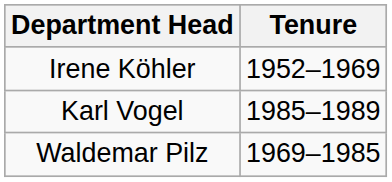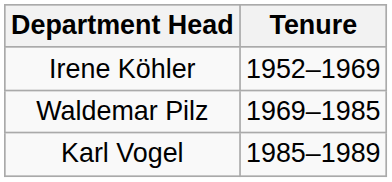rows swapped: (122, 153) <-> (122, 111)
